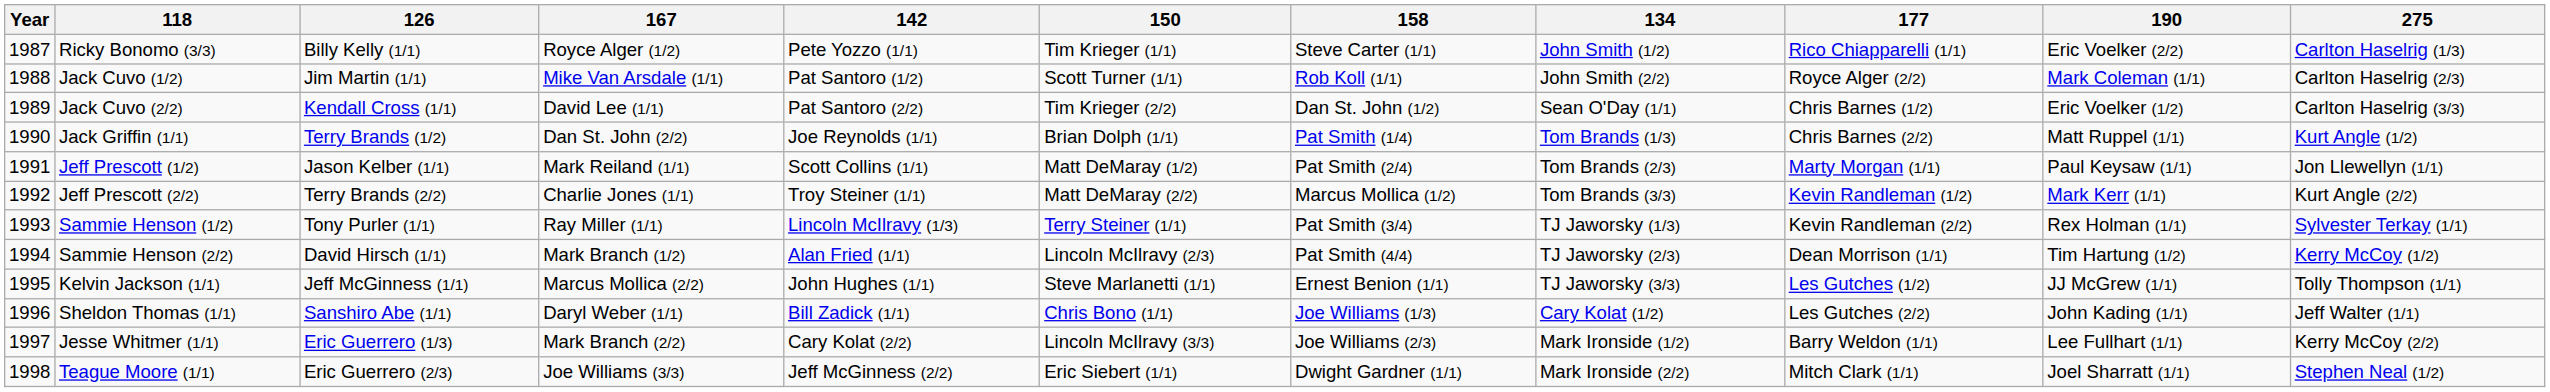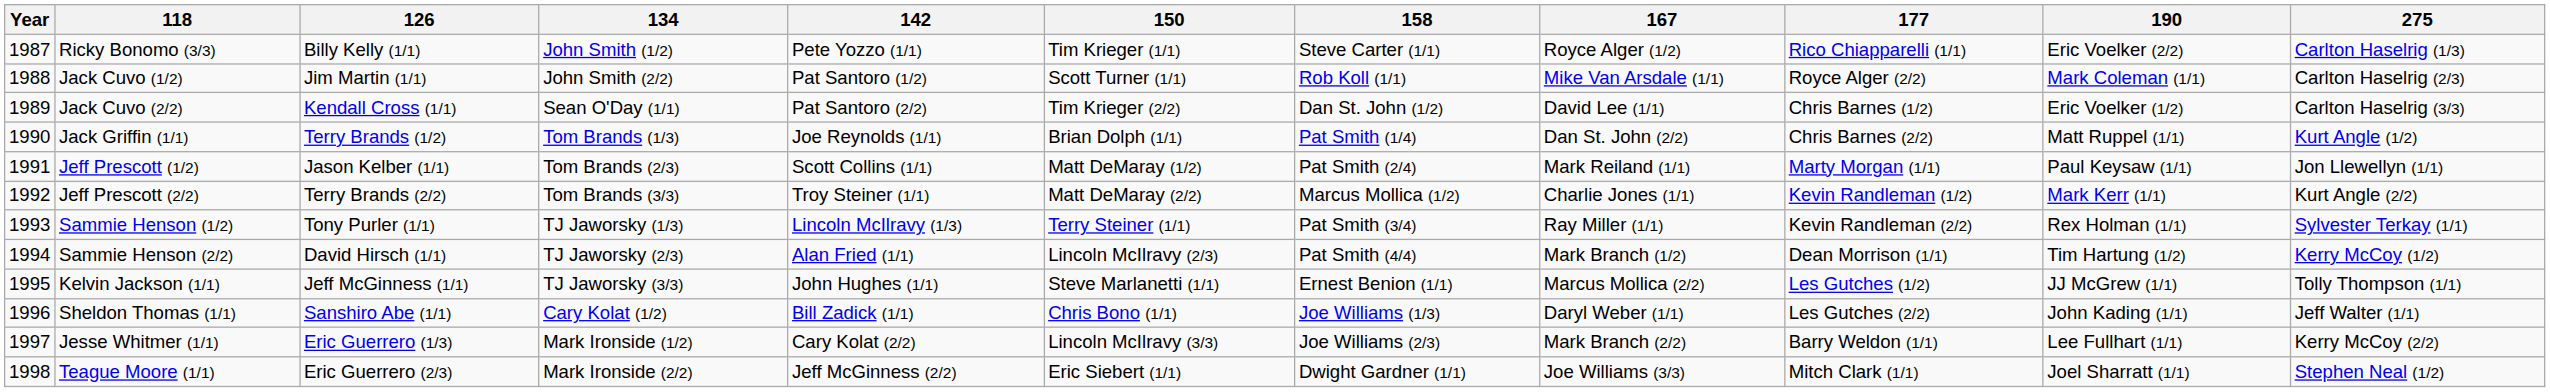columns swapped: (1660, 20) <-> (661, 20)
